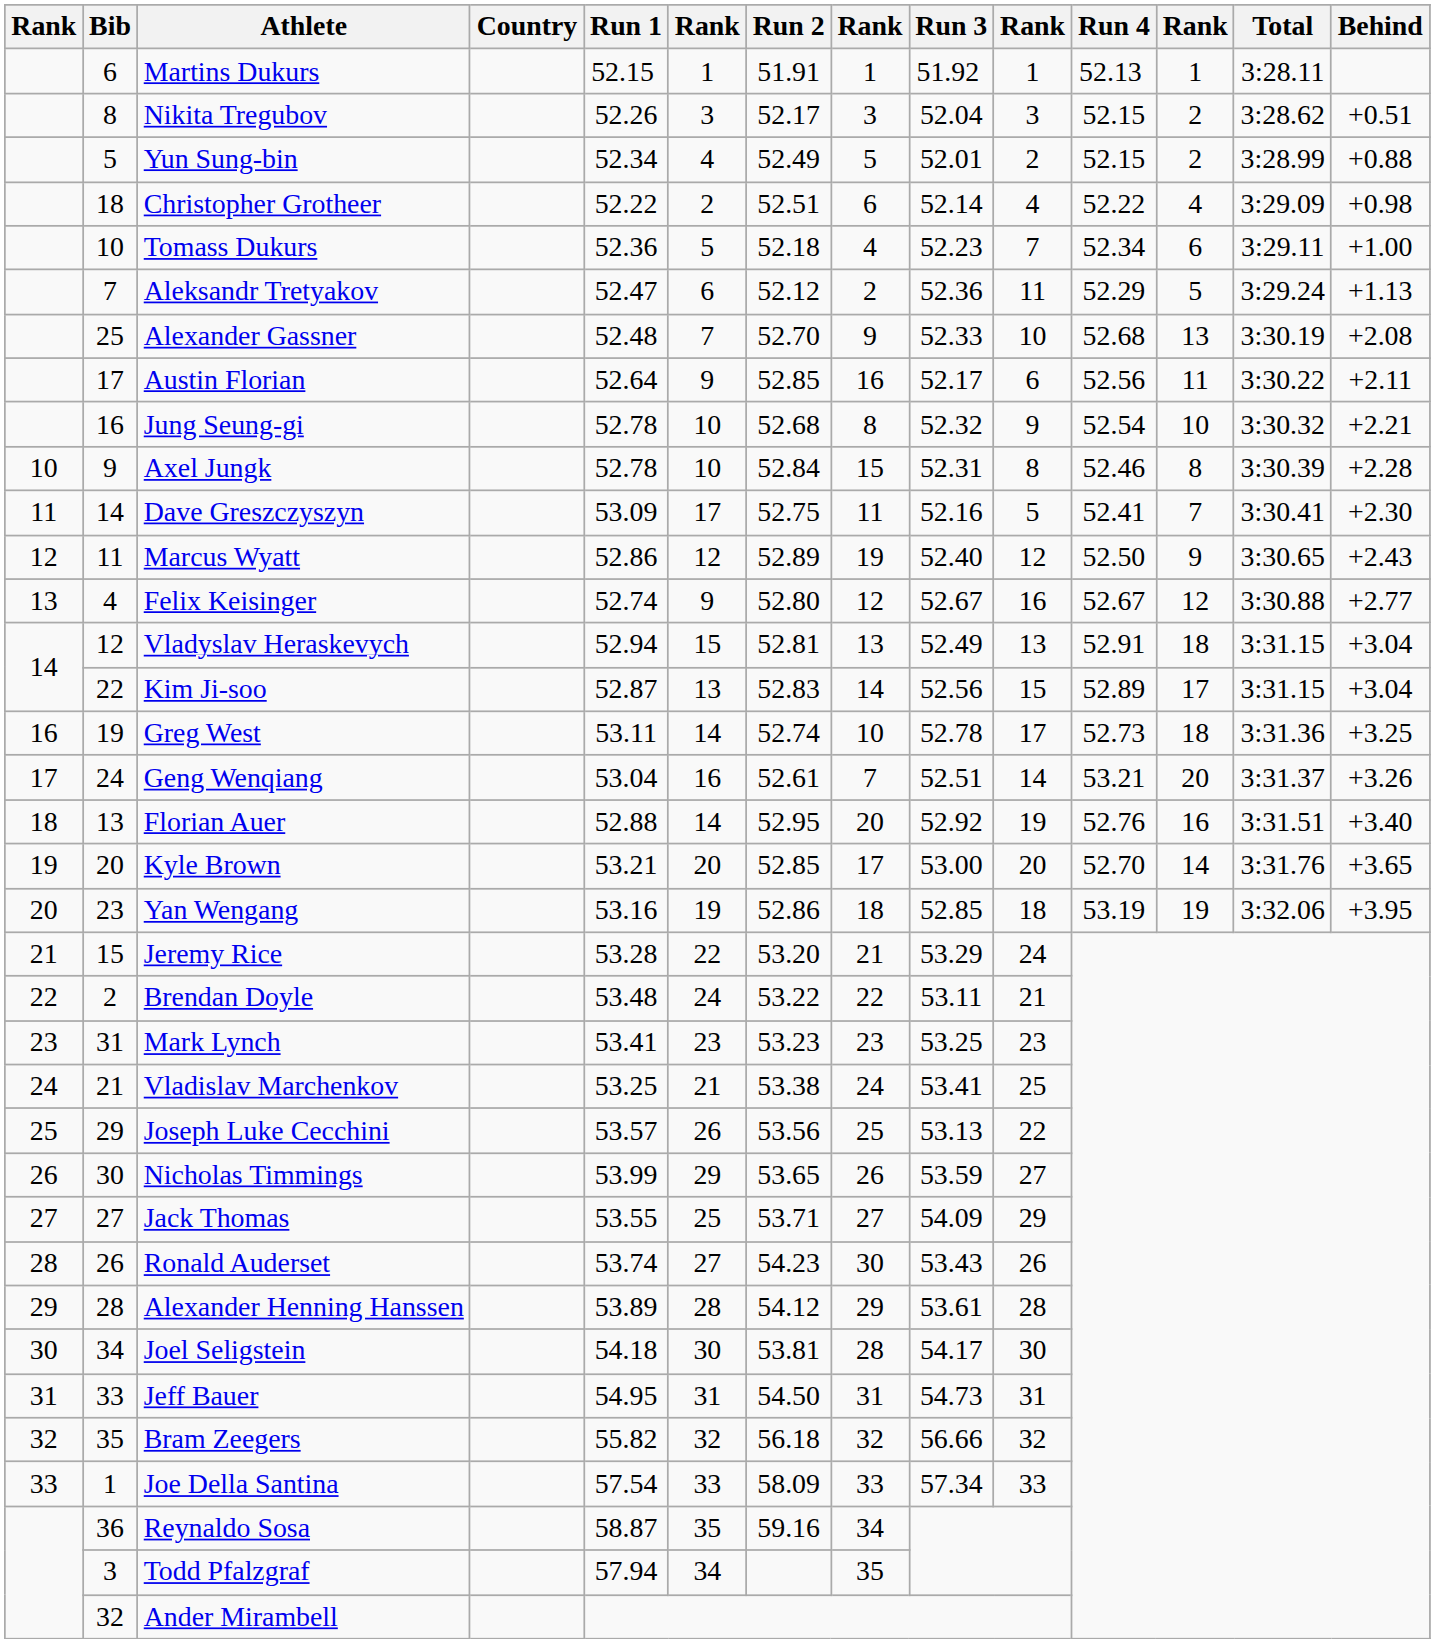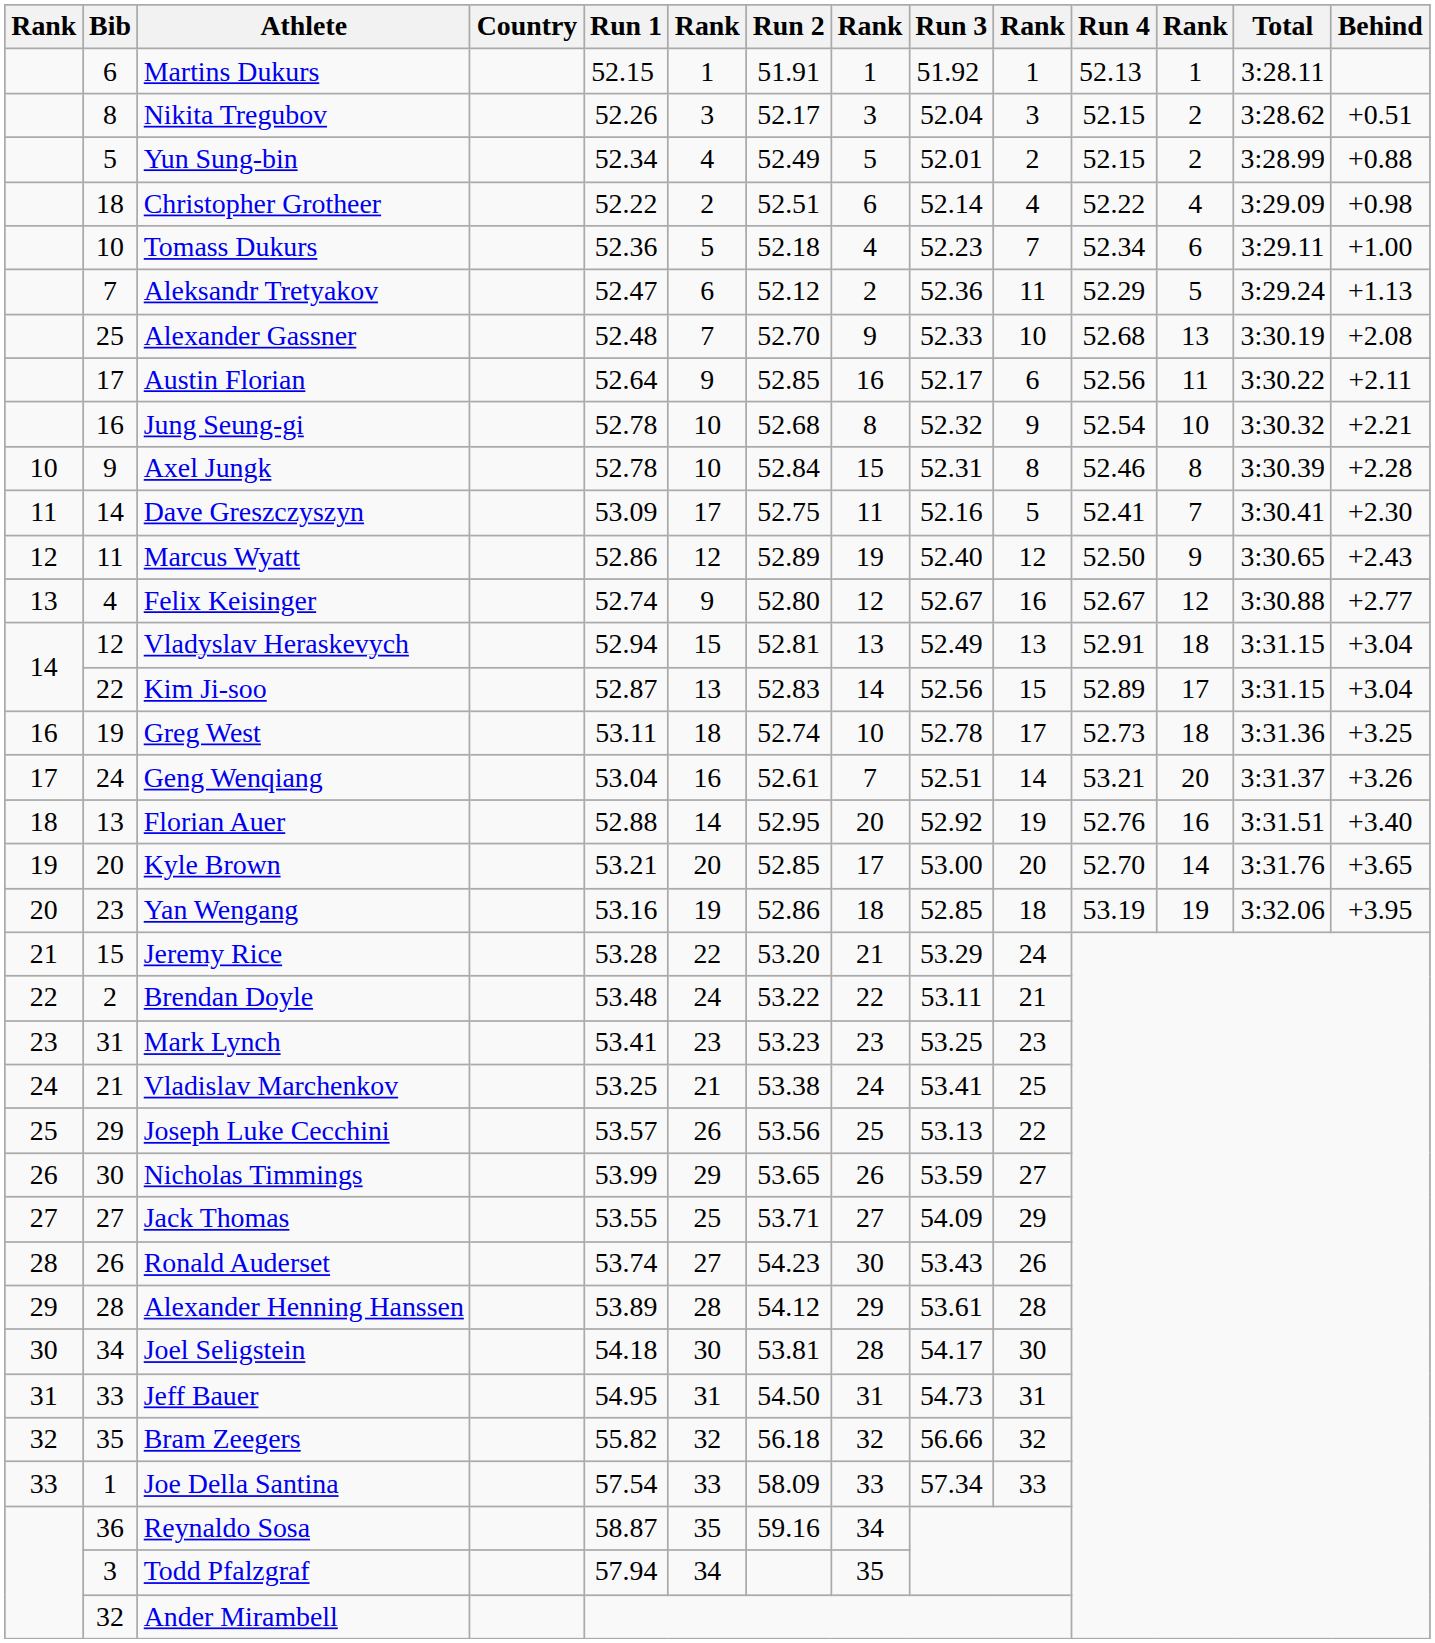(707, 733) 14 -> (707, 733) 18
